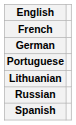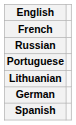rows swapped: (35, 45) <-> (35, 95)
